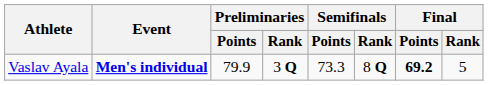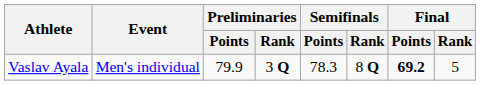(152, 67) bold -> (148, 67) normal
(331, 67) 73.3 -> (323, 67) 78.3
